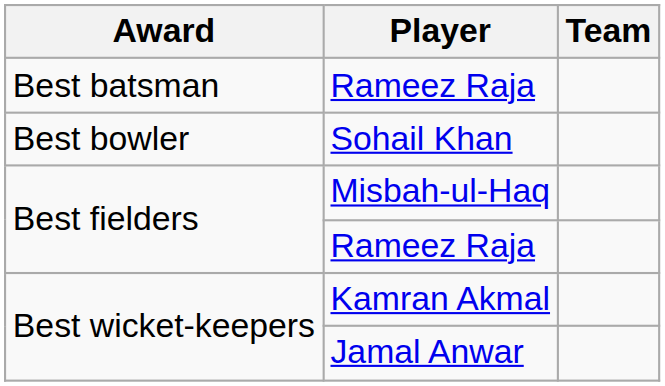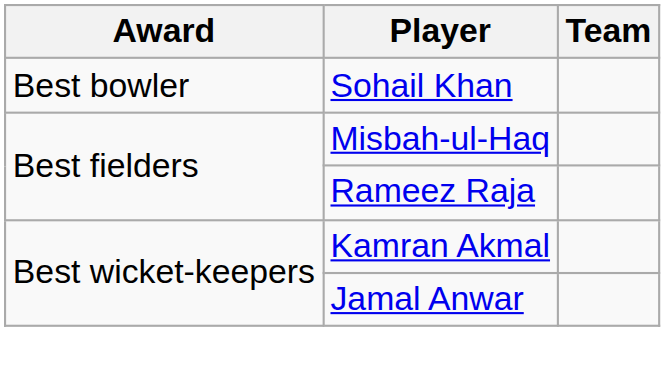- row: (116, 84)
